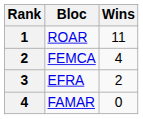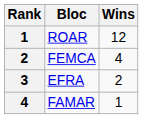(118, 37) 11 -> (118, 37) 12
(118, 102) 0 -> (118, 102) 1
